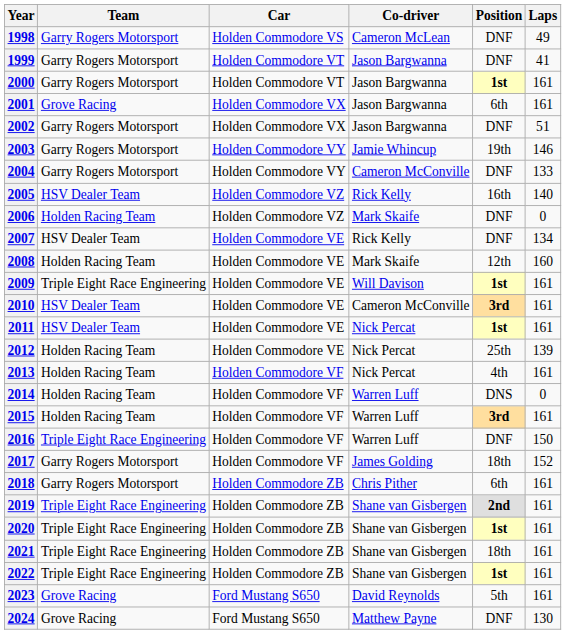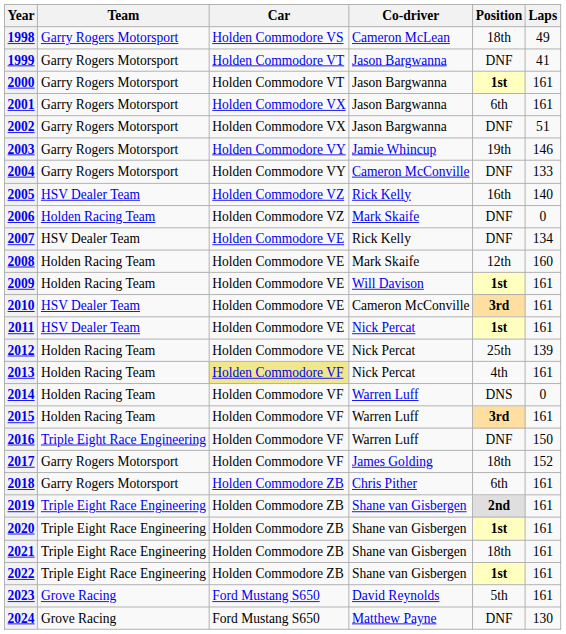(499, 38) DNF -> (499, 38) 18th
(79, 105) Grove Racing -> (110, 105) Garry Rogers Motorsport
(123, 283) Triple Eight Race Engineering -> (98, 283) Holden Racing Team
(278, 372) no background -> (278, 372) khaki background
